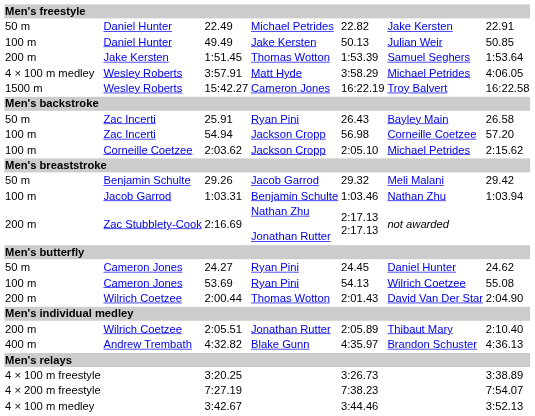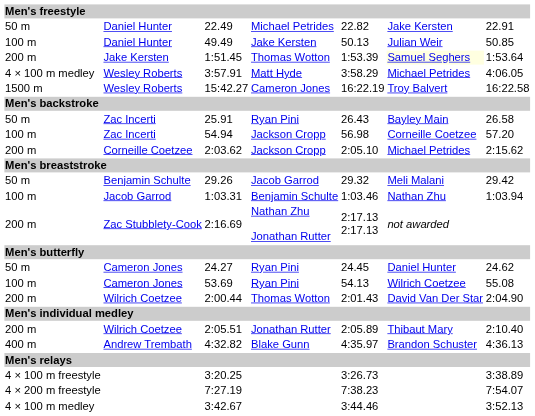(429, 57) no background -> (429, 57) lightyellow background
(21, 150) 100 m -> (21, 150) 200 m
